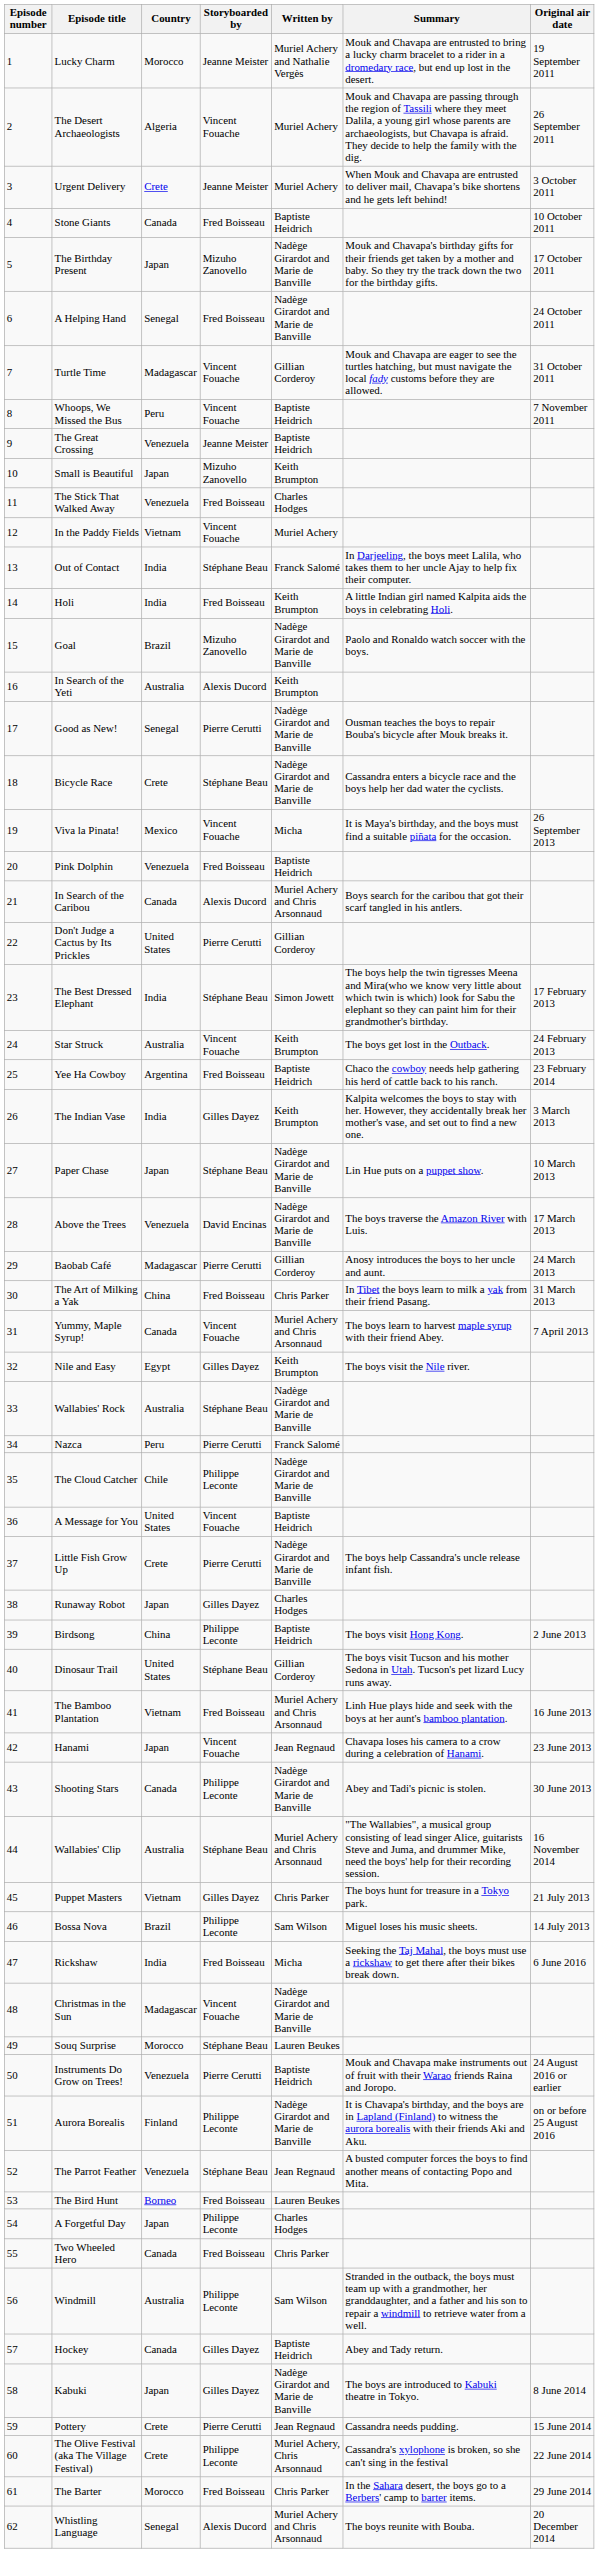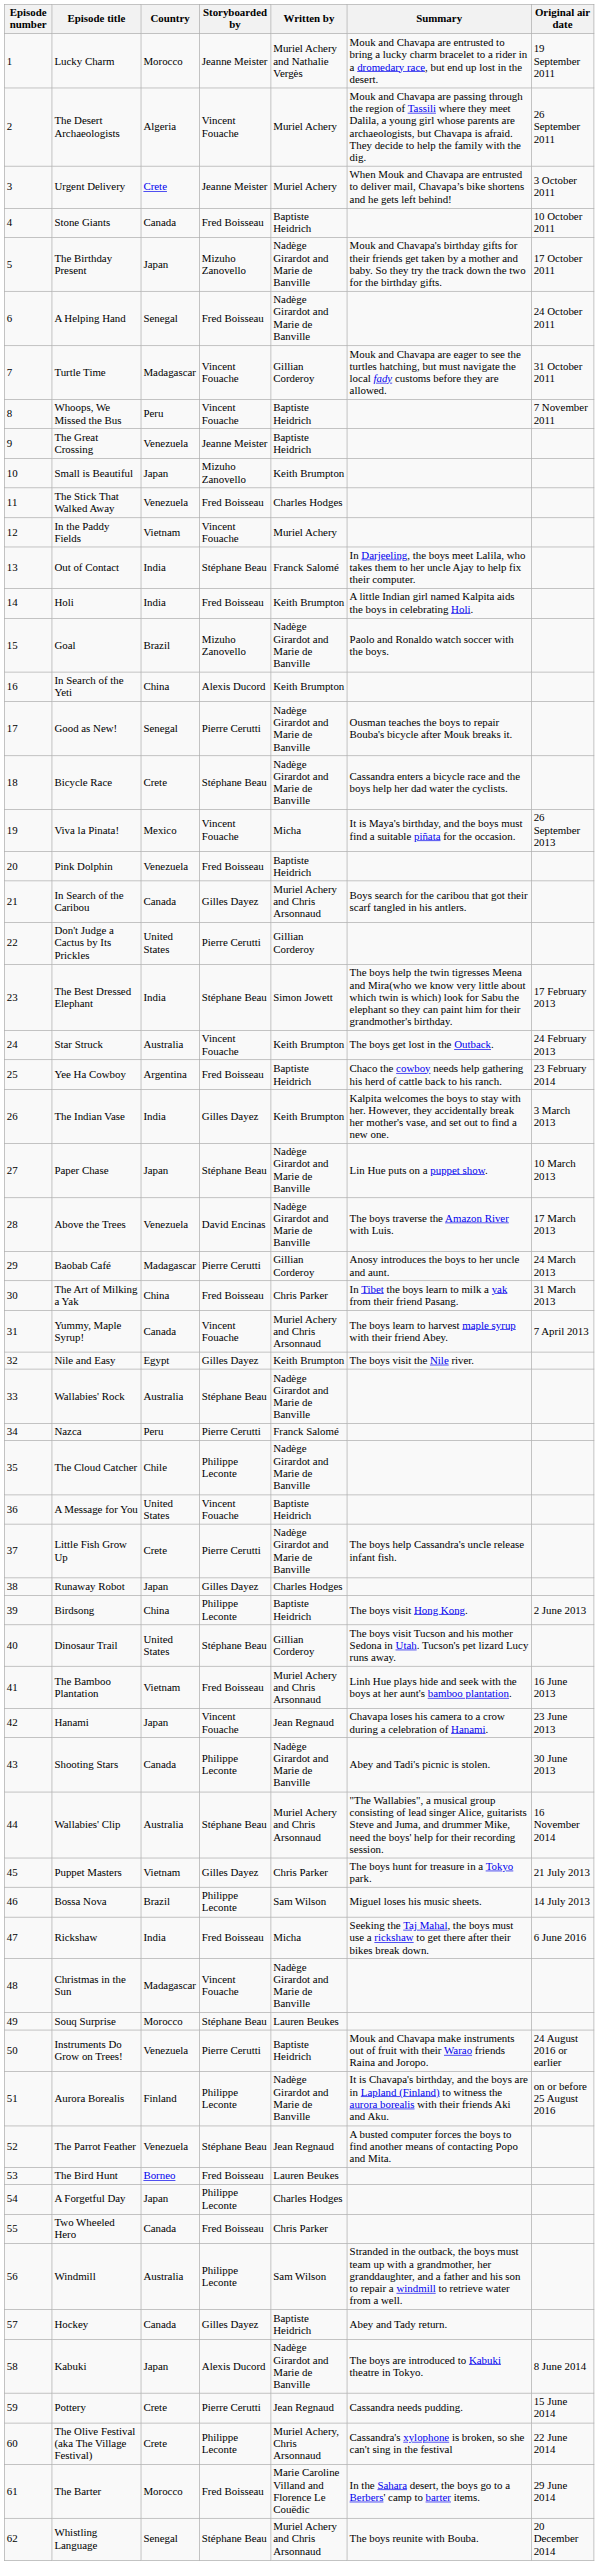(164, 687) Australia -> (156, 687) China
(235, 901) Alexis Ducord -> (230, 901) Gilles Dayez
(231, 2390) Gilles Dayez -> (234, 2366) Alexis Ducord
(302, 2491) Chris Parker -> (306, 2491) Marie Caroline Villand and Florence Le Couëdic
(235, 2527) Alexis Ducord -> (234, 2539) Stéphane Beau
